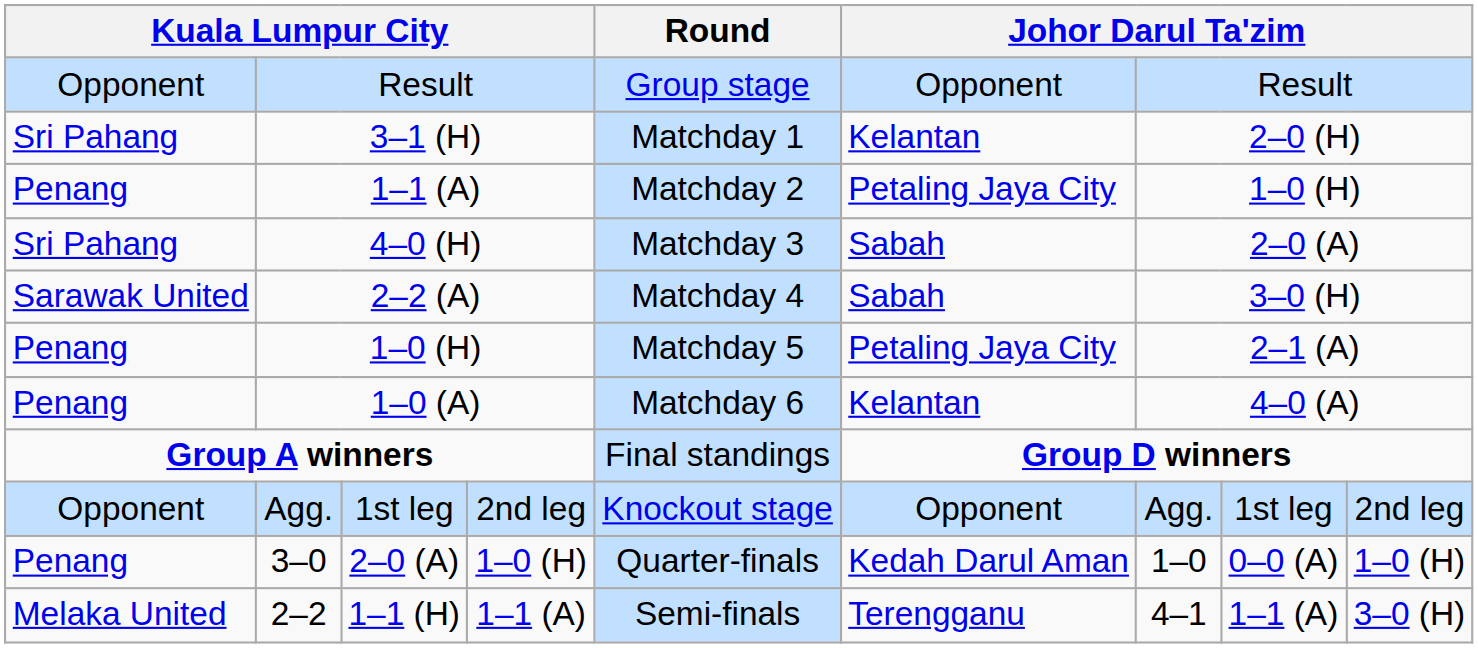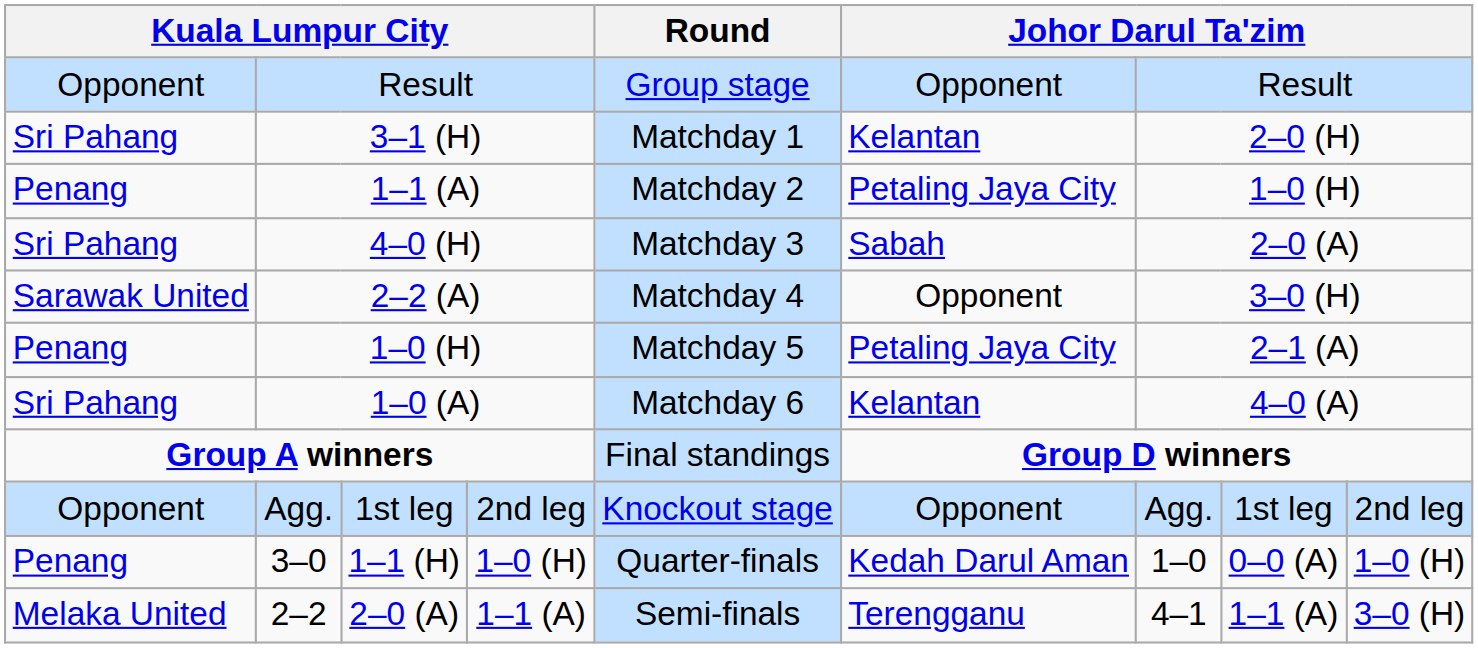(897, 296) Sabah -> (989, 296) Opponent
(70, 402) Penang -> (95, 402) Sri Pahang
(404, 561) 2–0 (A) -> (404, 561) 1–1 (H)
(404, 614) 1–1 (H) -> (404, 614) 2–0 (A)
